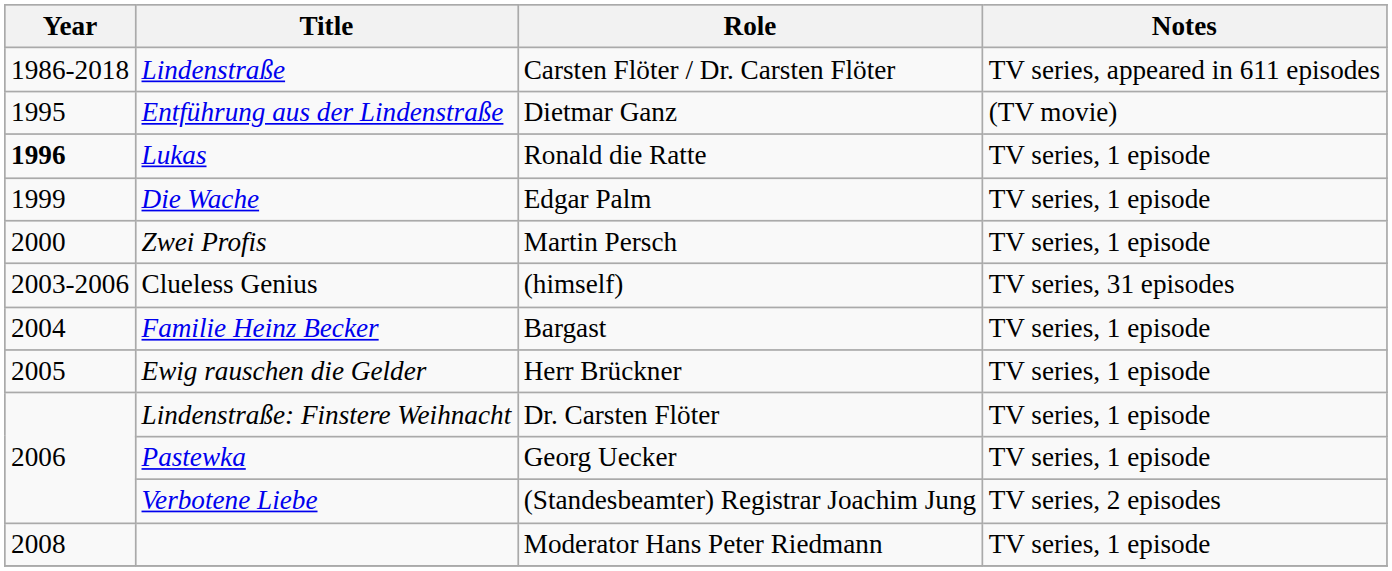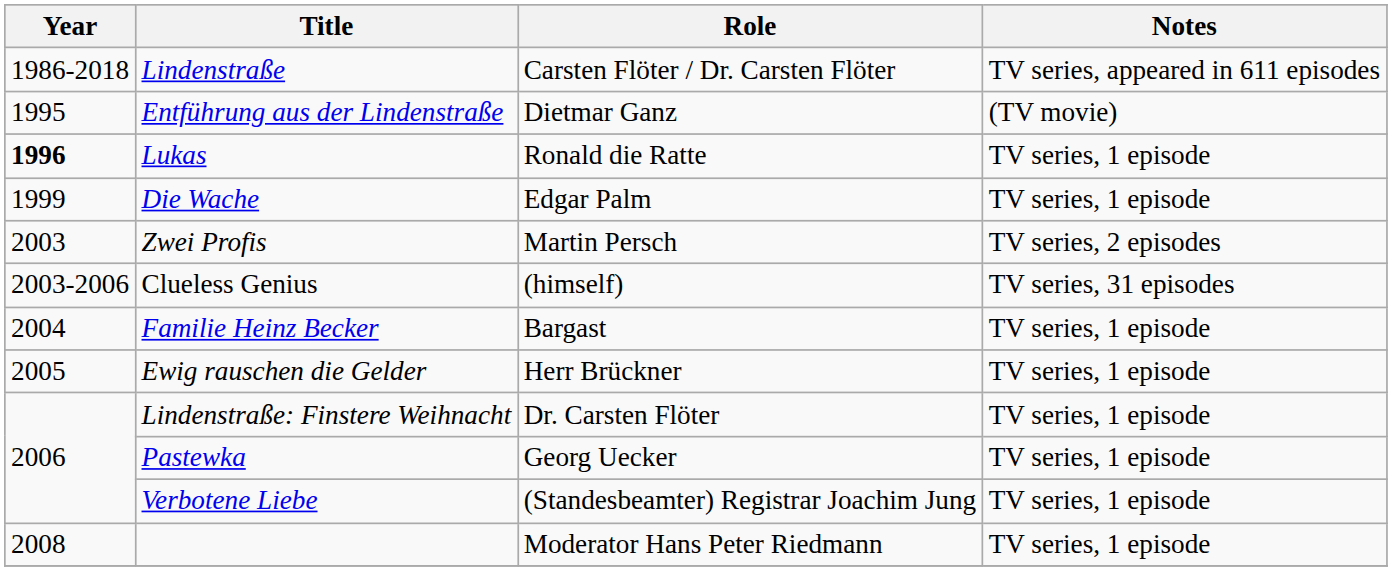(38, 241) 2000 -> (38, 241) 2003
(1100, 241) TV series, 1 episode -> (1105, 241) TV series, 2 episodes
(1105, 500) TV series, 2 episodes -> (1100, 500) TV series, 1 episode
